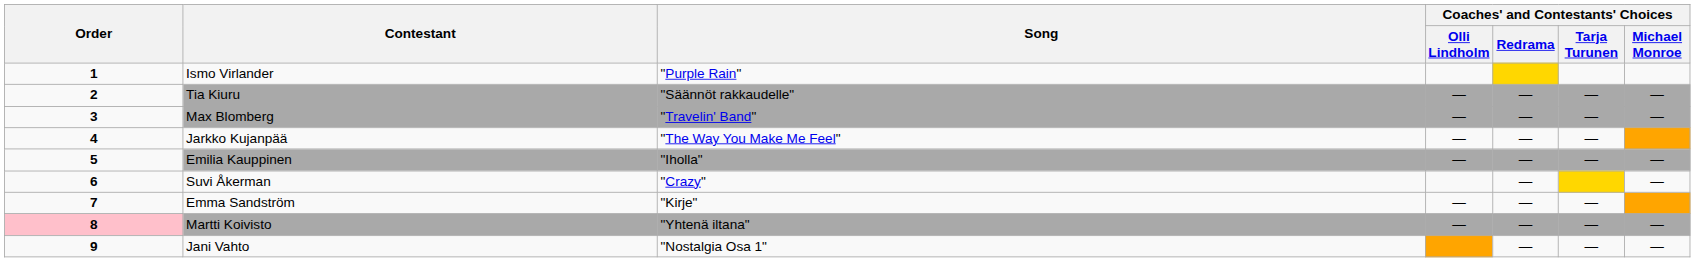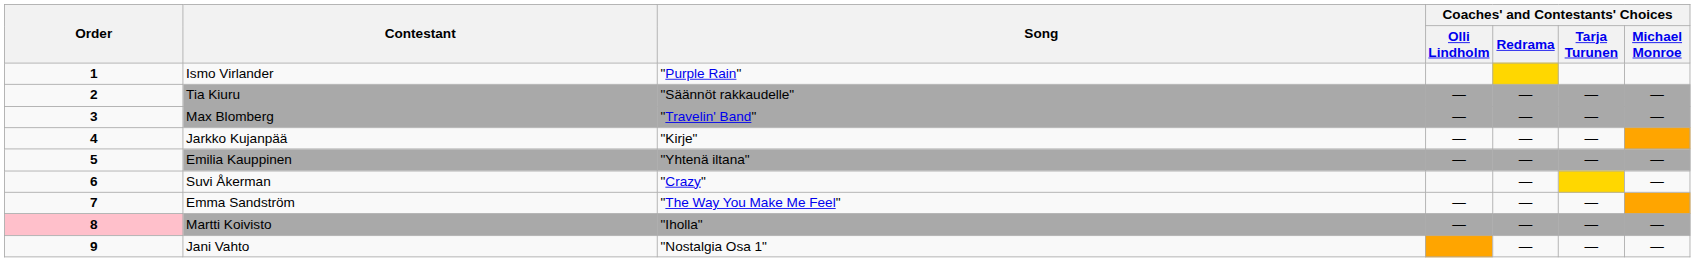(751, 138) "The Way You Make Me Feel" -> (679, 138) "Kirje"
(682, 159) "Iholla" -> (705, 159) "Yhtenä iltana"
(679, 203) "Kirje" -> (751, 203) "The Way You Make Me Feel"
(705, 224) "Yhtenä iltana" -> (682, 224) "Iholla"
